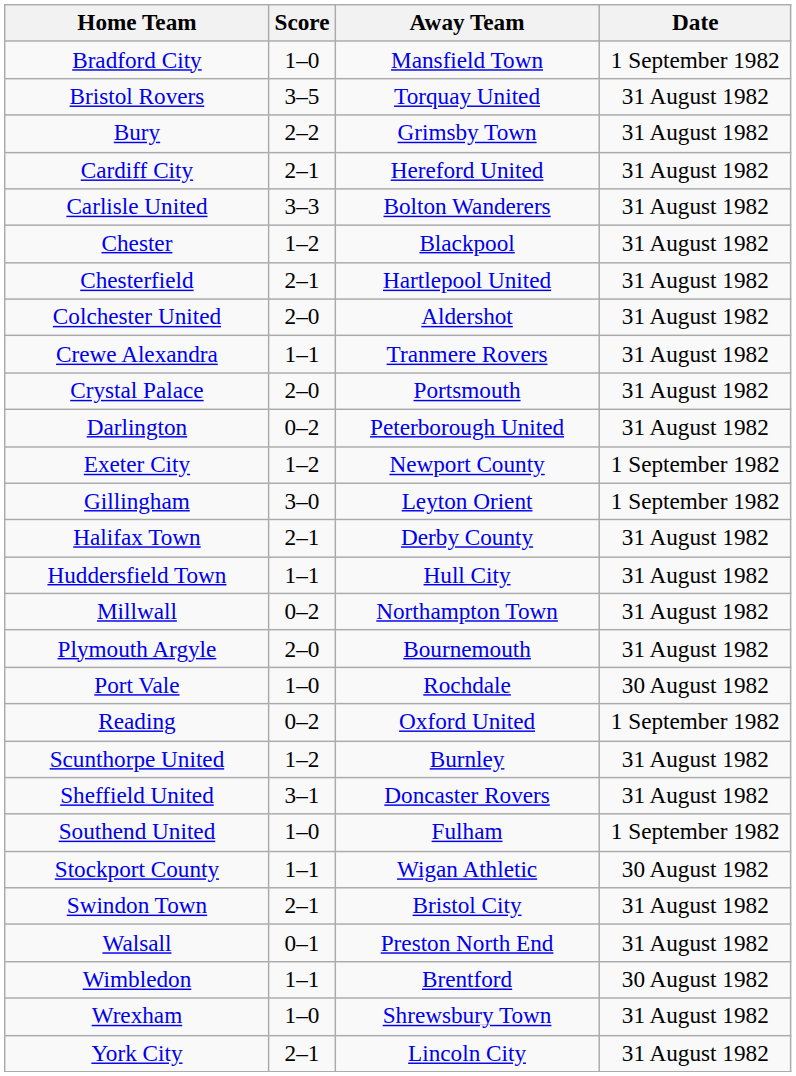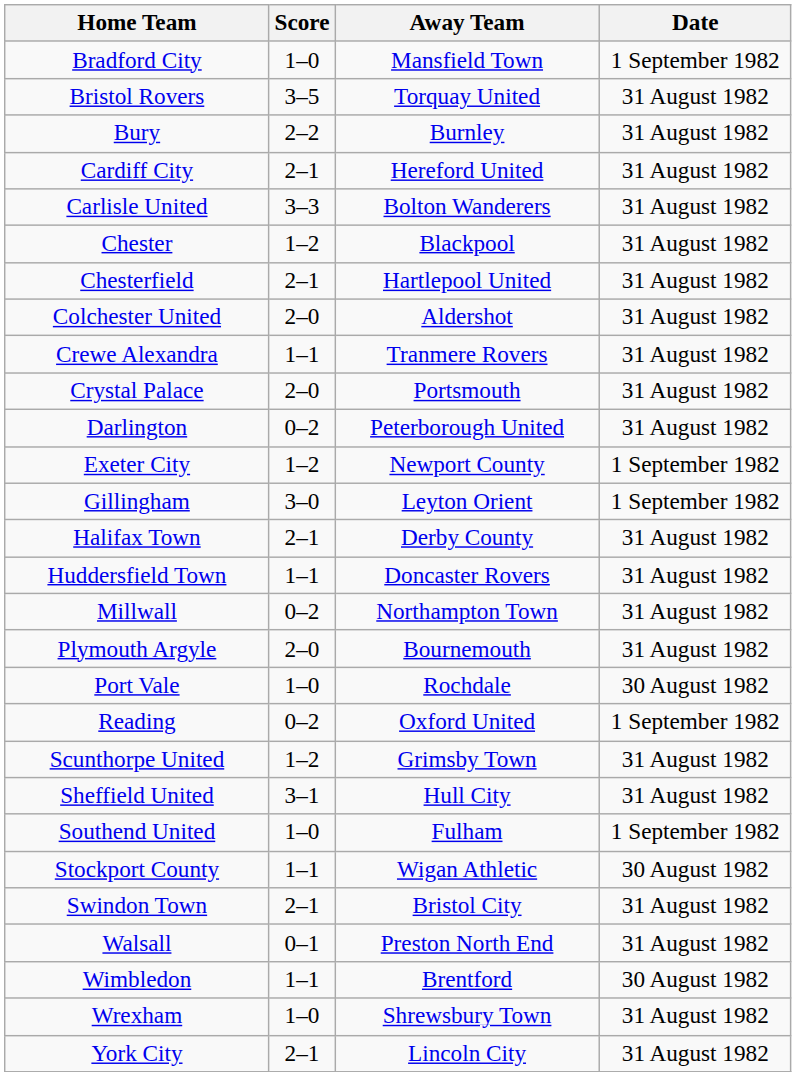(467, 133) Grimsby Town -> (467, 133) Burnley
(467, 574) Hull City -> (467, 574) Doncaster Rovers
(467, 758) Burnley -> (467, 758) Grimsby Town
(467, 795) Doncaster Rovers -> (467, 795) Hull City
